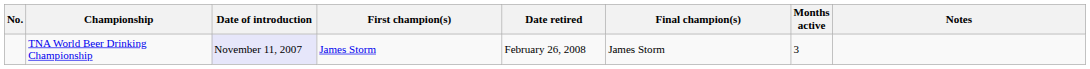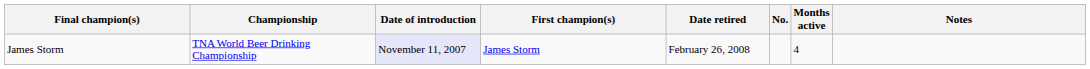columns swapped: (15, 19) <-> (698, 19)
(796, 49) 3 -> (796, 49) 4
